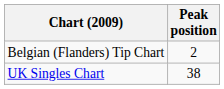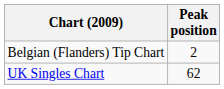(194, 73) 38 -> (194, 73) 62
